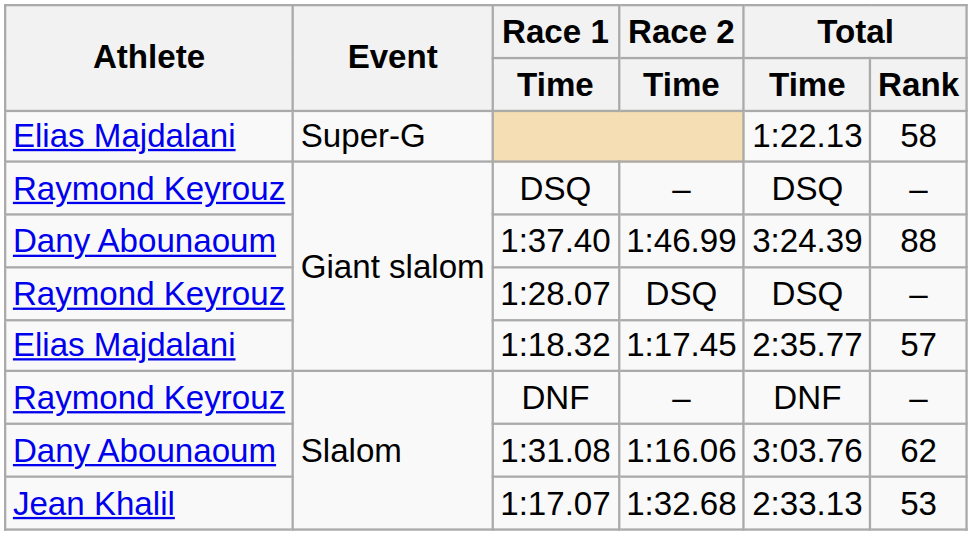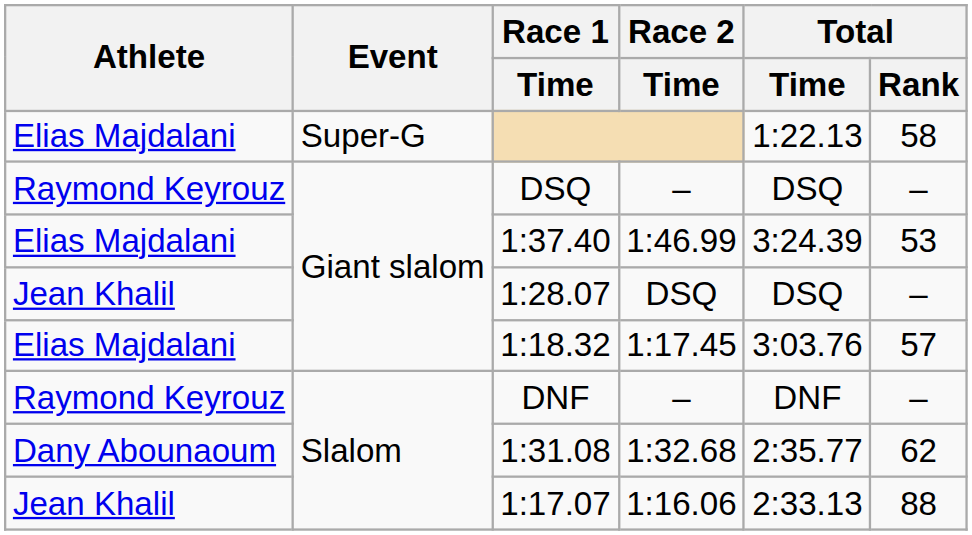(144, 241) Dany Abounaoum -> (124, 241) Elias Majdalani
(919, 241) 88 -> (919, 241) 53
(149, 293) Raymond Keyrouz -> (94, 293) Jean Khalil
(807, 346) 2:35.77 -> (807, 346) 3:03.76
(681, 450) 1:16.06 -> (681, 450) 1:32.68
(807, 450) 3:03.76 -> (807, 450) 2:35.77
(681, 503) 1:32.68 -> (681, 503) 1:16.06
(919, 503) 53 -> (919, 503) 88
